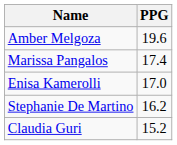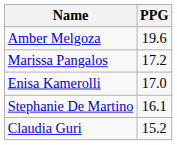(154, 60) 17.4 -> (154, 60) 17.2
(154, 106) 16.2 -> (154, 106) 16.1
